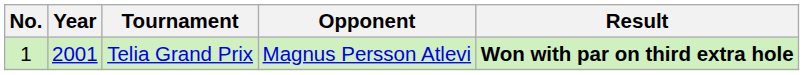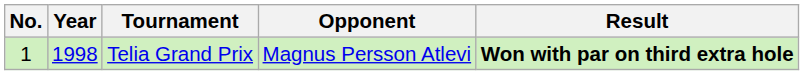(75, 54) 2001 -> (75, 54) 1998
